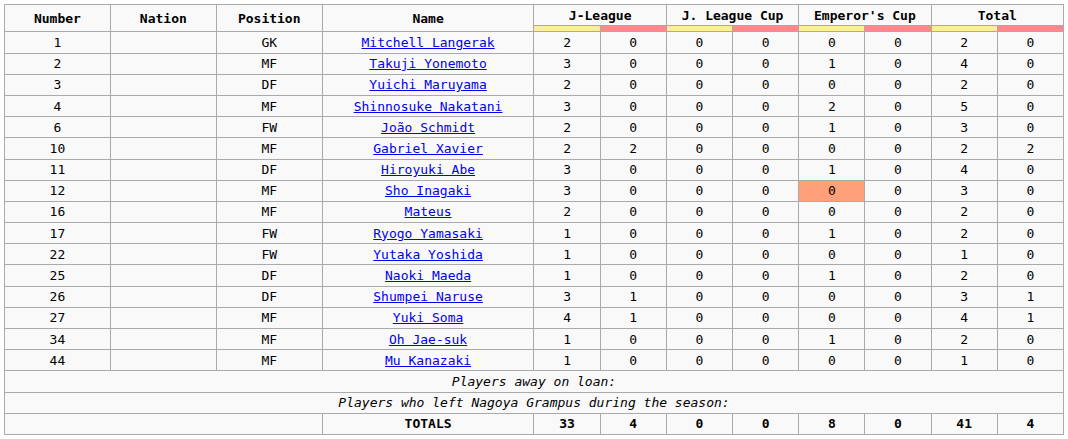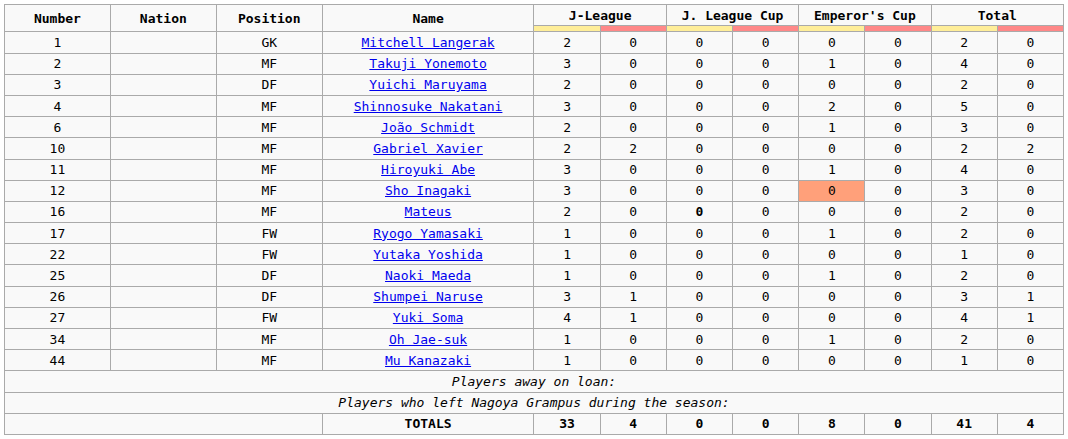(269, 127) FW -> (269, 127) MF
(269, 170) DF -> (269, 170) MF
(699, 212) normal -> (699, 212) bold
(269, 318) MF -> (269, 318) FW
